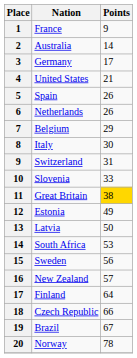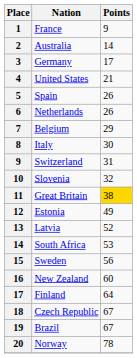(108, 178) 33 -> (108, 178) 32
(108, 228) 50 -> (108, 228) 52
(108, 278) 57 -> (108, 278) 60
(108, 311) 66 -> (108, 311) 67
